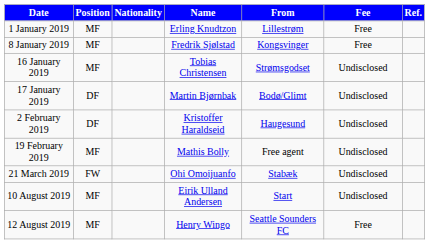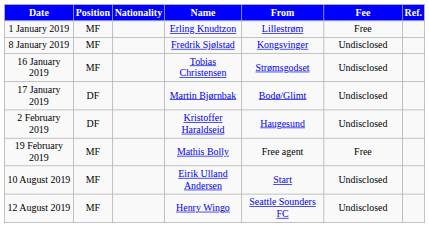(363, 45) Free -> (363, 45) Undisclosed
(363, 152) Undisclosed -> (363, 152) Free
- row: (39, 174)
(363, 225) Free -> (363, 208) Undisclosed
